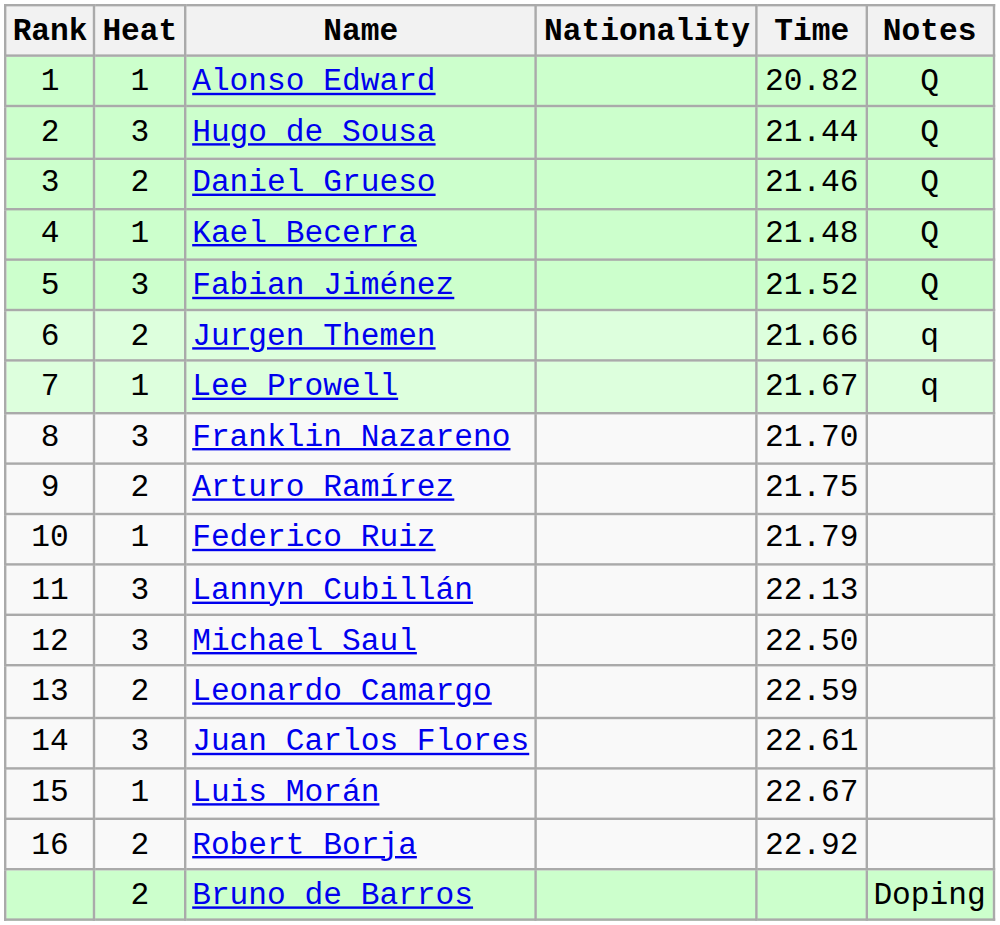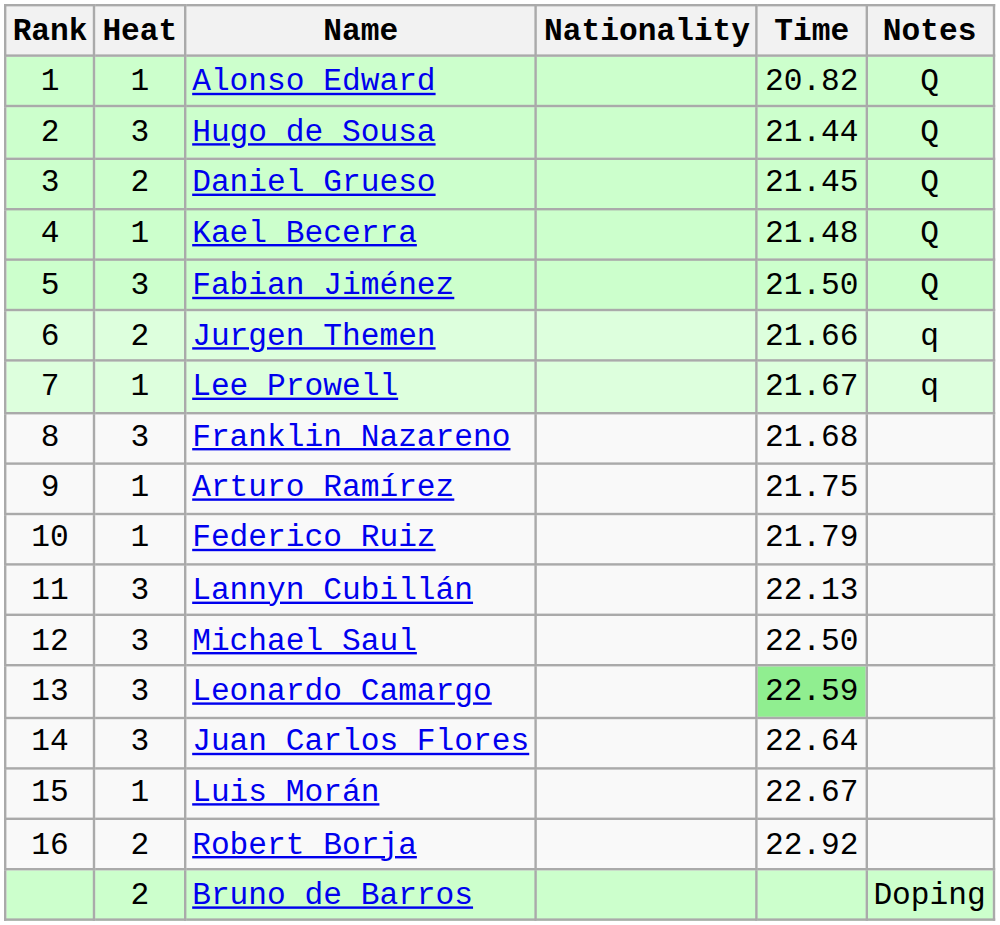(812, 183) 21.46 -> (812, 183) 21.45
(812, 285) 21.52 -> (812, 285) 21.50
(812, 437) 21.70 -> (812, 437) 21.68
(140, 488) 2 -> (140, 488) 1
(140, 692) 2 -> (140, 692) 3
(812, 692) no background -> (812, 692) lightgreen background
(812, 743) 22.61 -> (812, 743) 22.64
